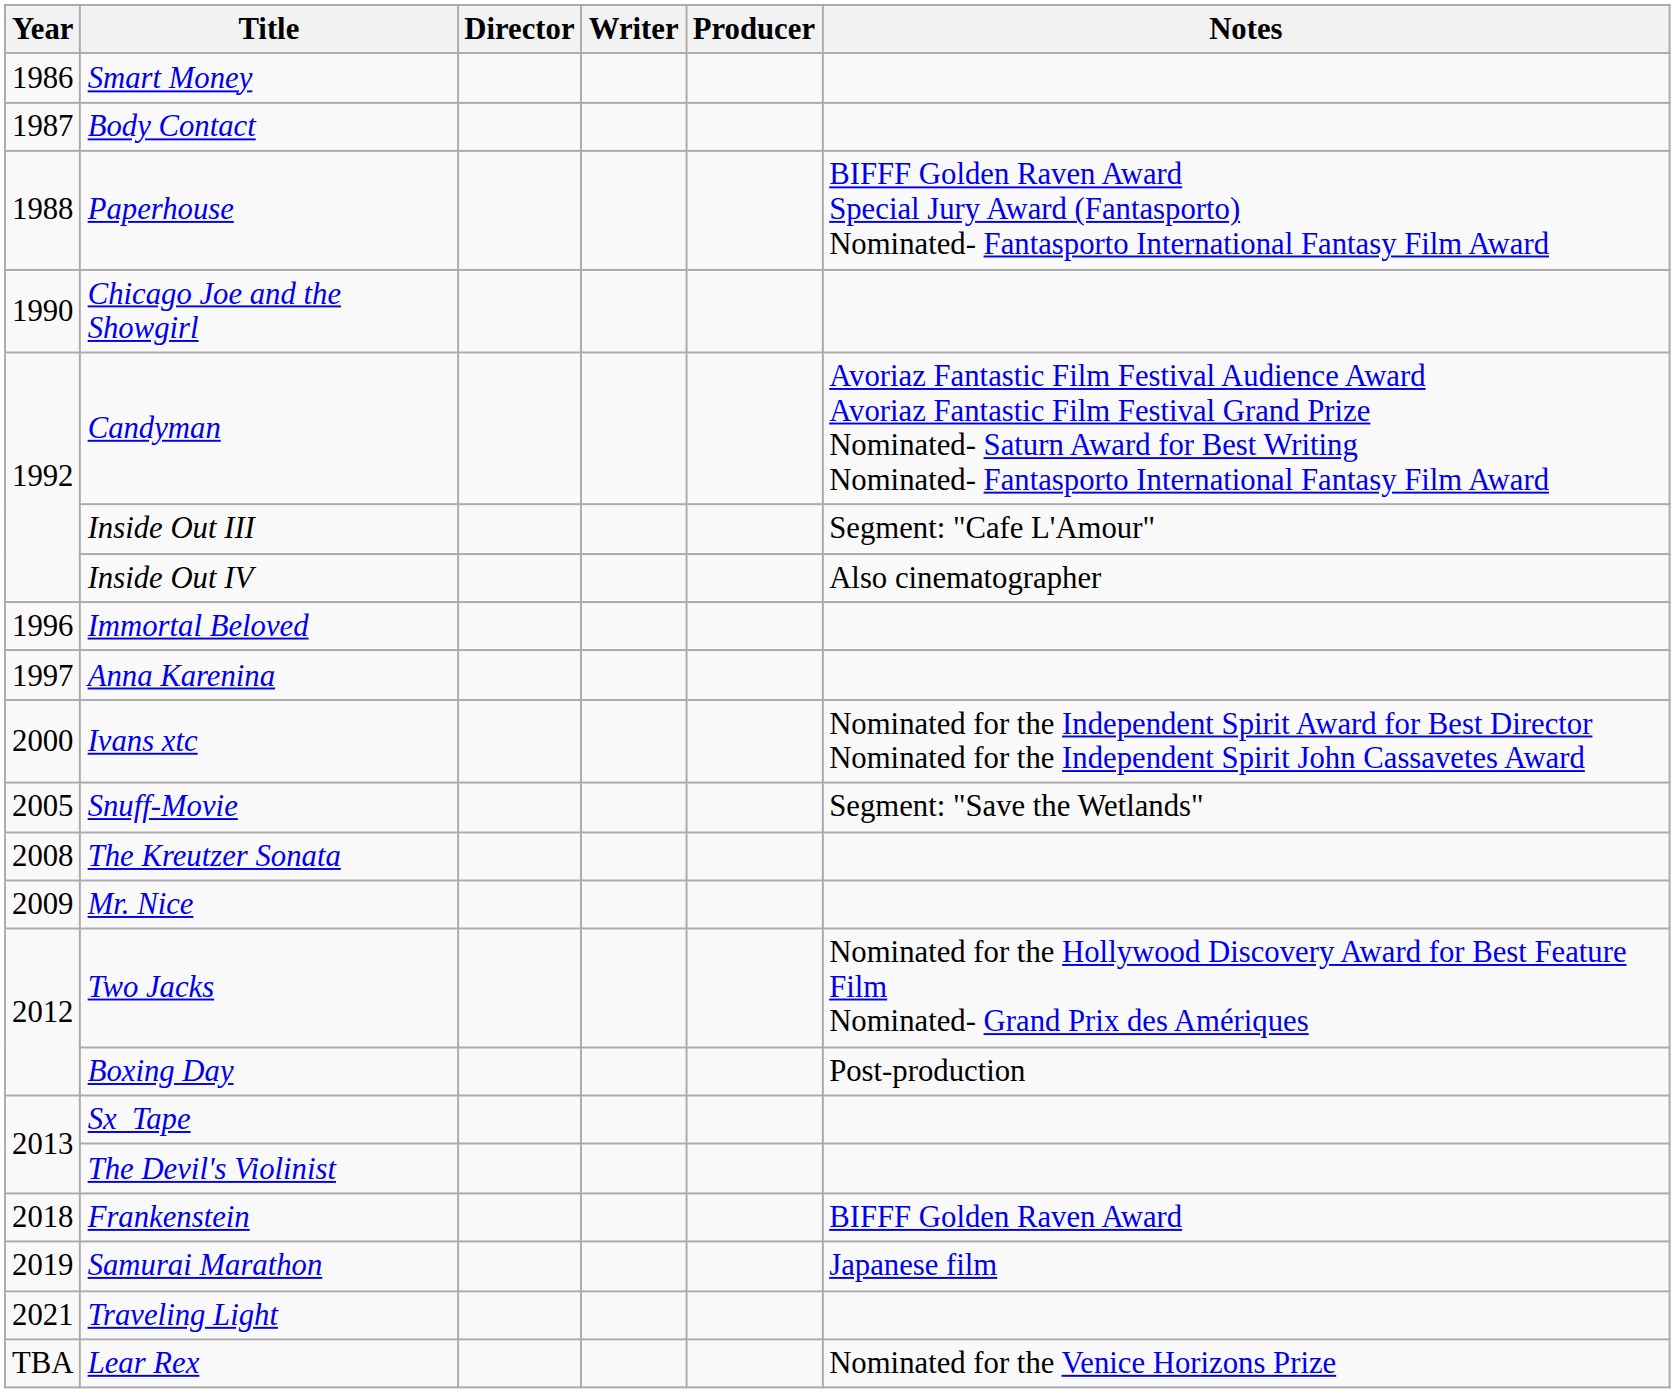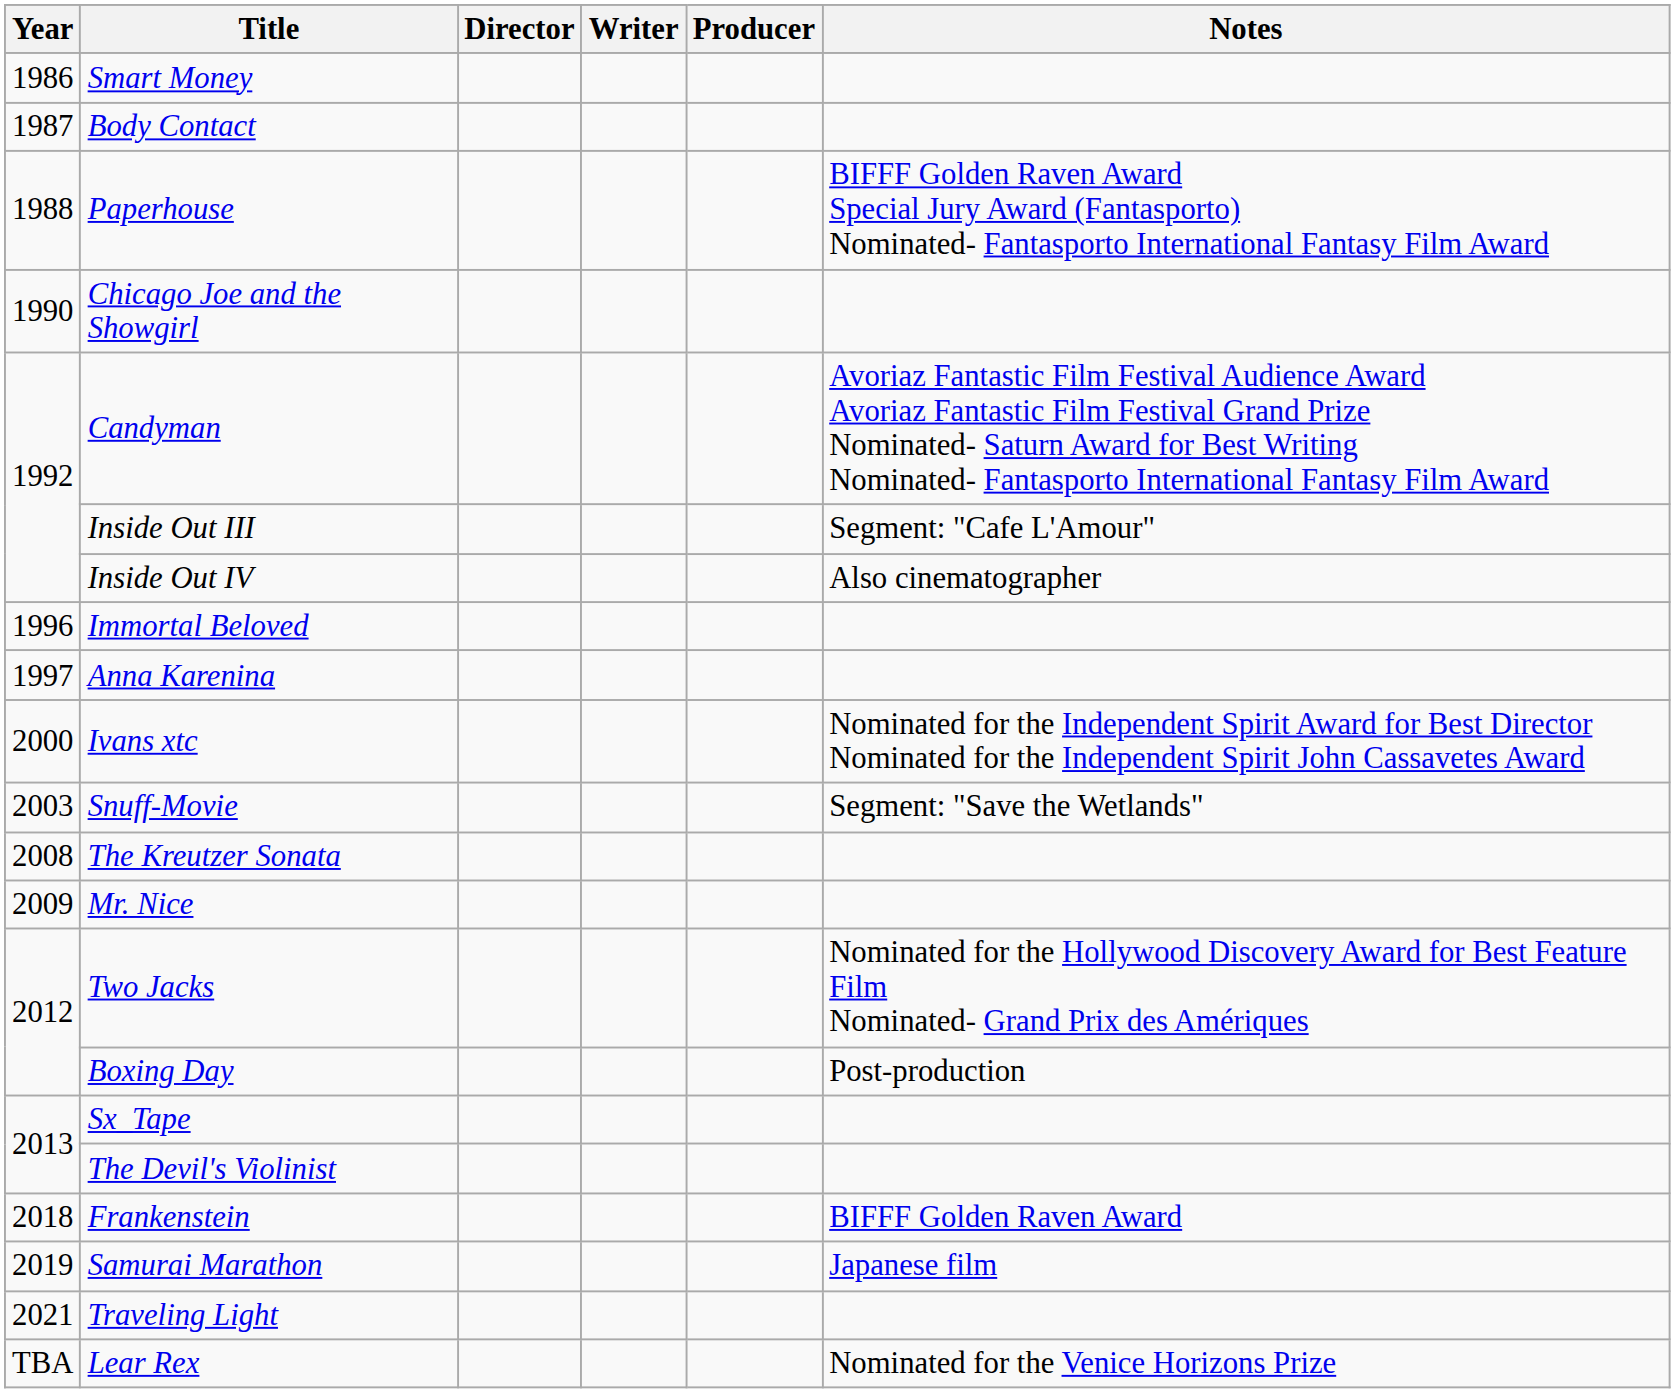(43, 806) 2005 -> (43, 806) 2003
